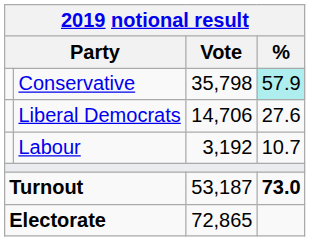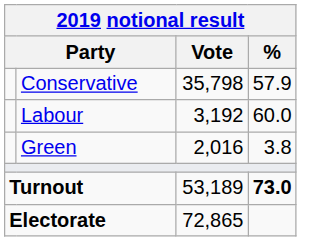(281, 83) paleturquoise background -> (272, 83) no background
- row: (100, 115)
(281, 147) 10.7 -> (272, 115) 60.0
+ row: (49, 147)
(222, 188) 53,187 -> (213, 188) 53,189
